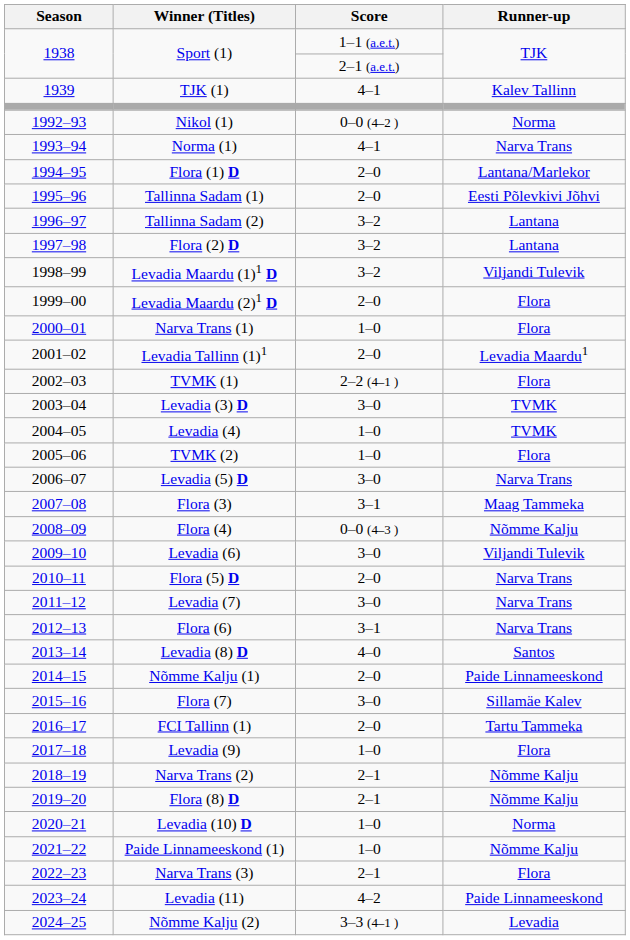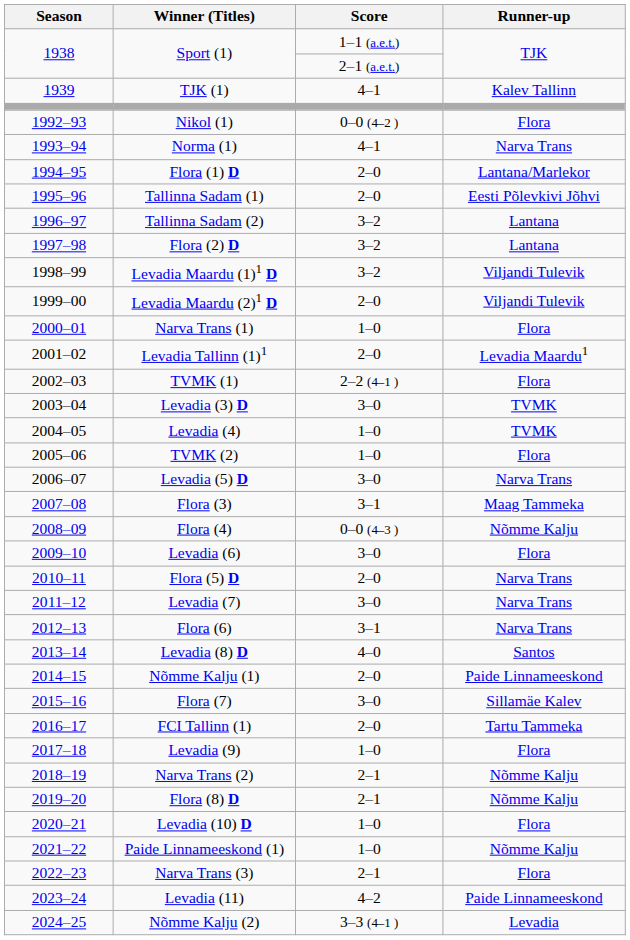(534, 122) Norma -> (534, 122) Flora
(534, 301) Flora -> (534, 301) Viljandi Tulevik
(534, 553) Viljandi Tulevik -> (534, 553) Flora
(534, 824) Norma -> (534, 824) Flora
